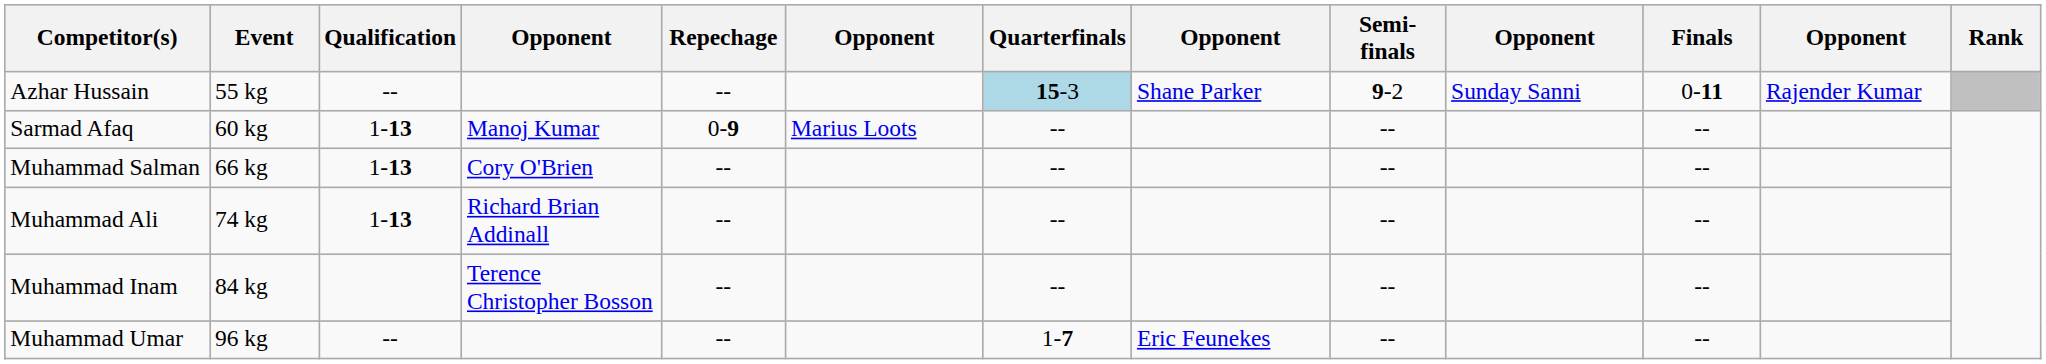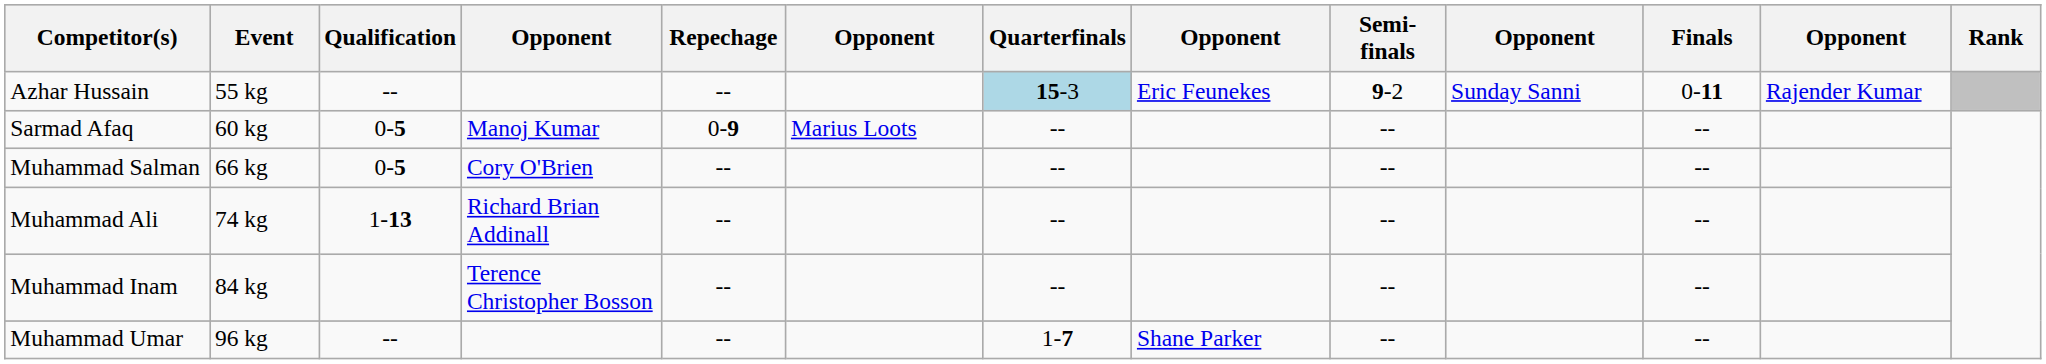(1199, 90) Shane Parker -> (1204, 90) Eric Feunekes
(390, 129) 1-13 -> (390, 129) 0-5
(390, 168) 1-13 -> (390, 168) 0-5
(1204, 339) Eric Feunekes -> (1199, 339) Shane Parker
